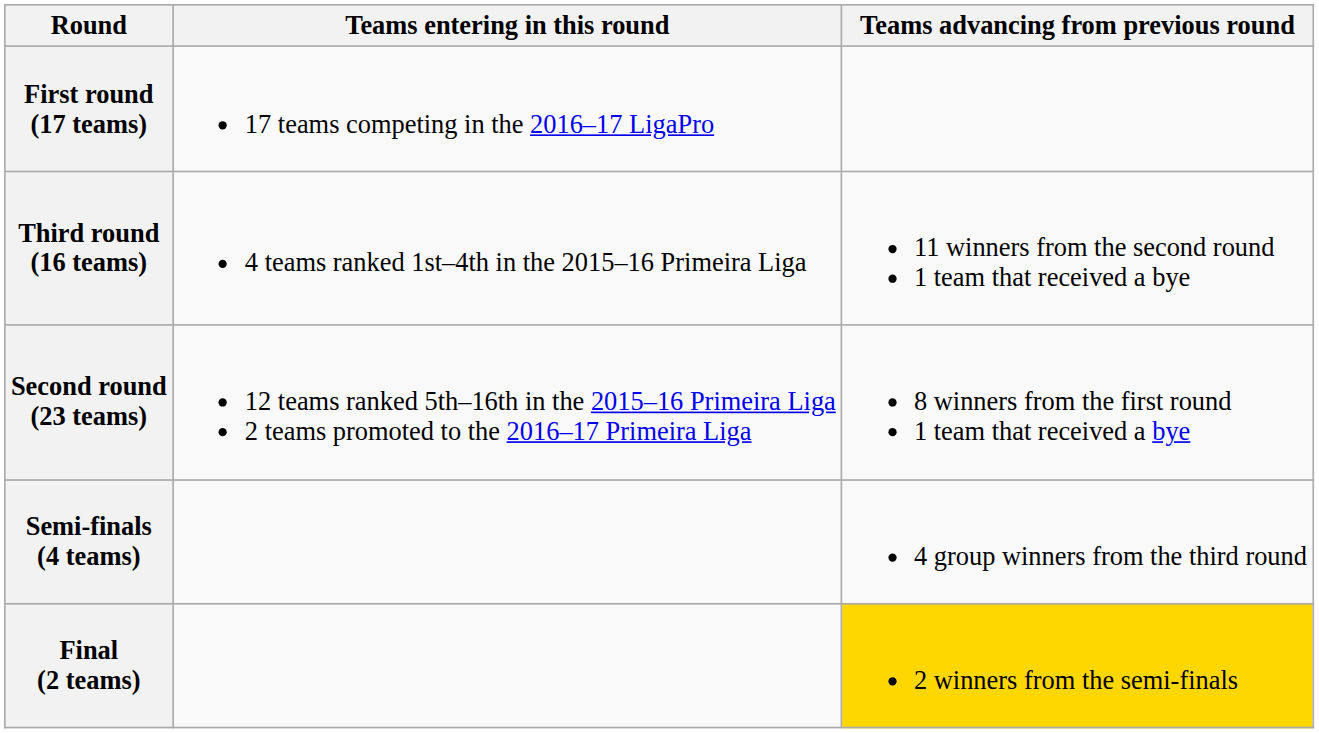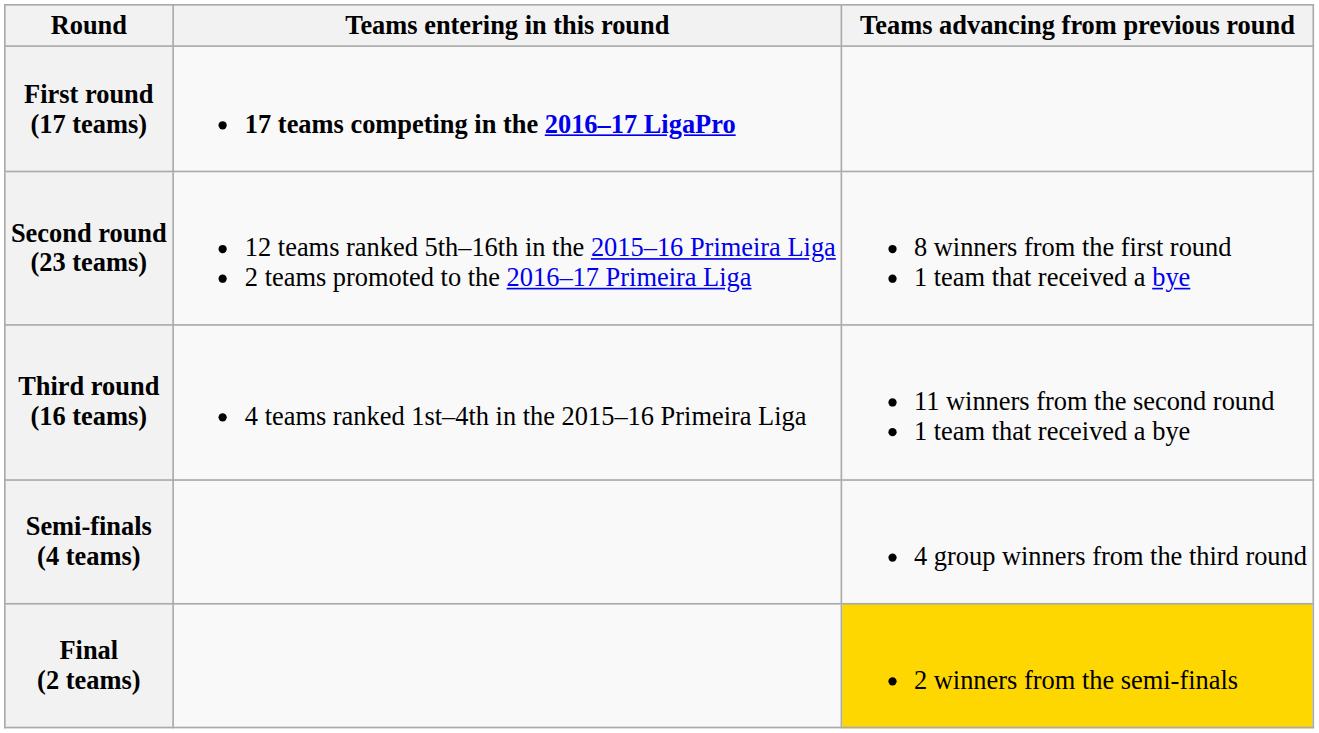(507, 124) normal -> (507, 124) bold
rows swapped: (89, 401) <-> (89, 247)
